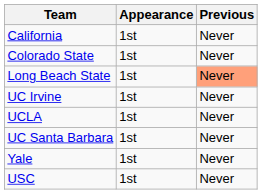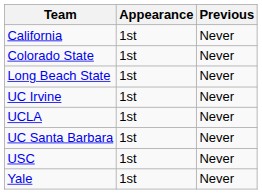(217, 76) lightsalmon background -> (217, 76) no background
rows swapped: (21, 179) <-> (20, 158)
